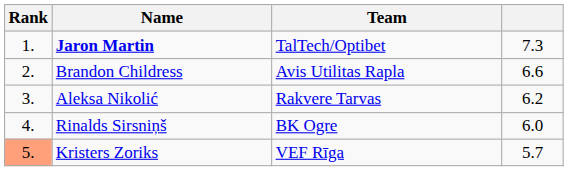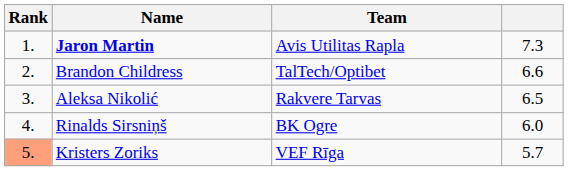(331, 44) TalTech/Optibet -> (340, 44) Avis Utilitas Rapla
(340, 71) Avis Utilitas Rapla -> (331, 71) TalTech/Optibet
(533, 98) 6.2 -> (533, 98) 6.5
